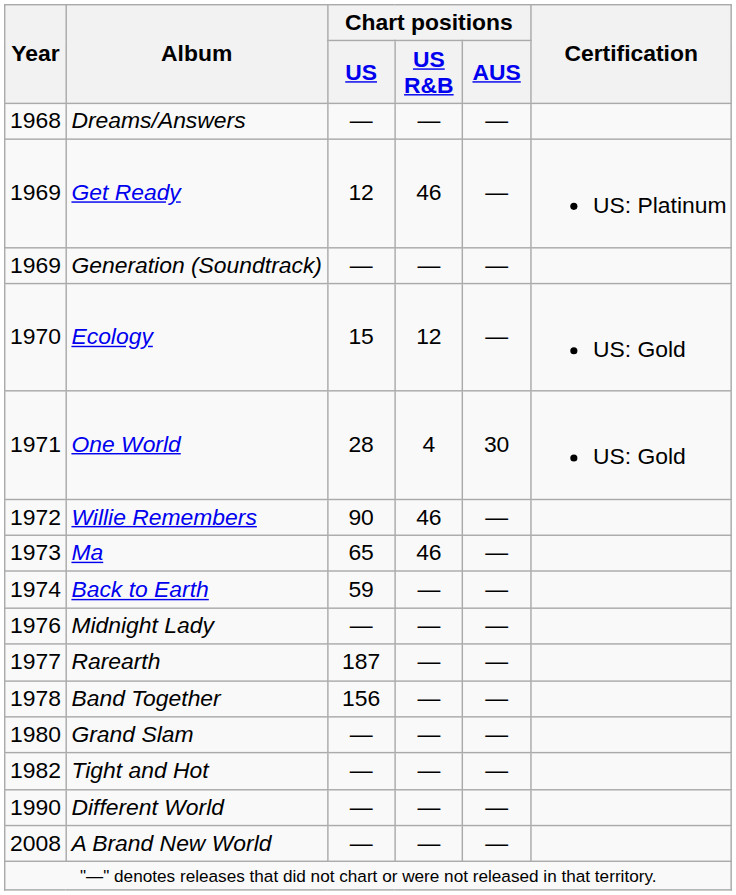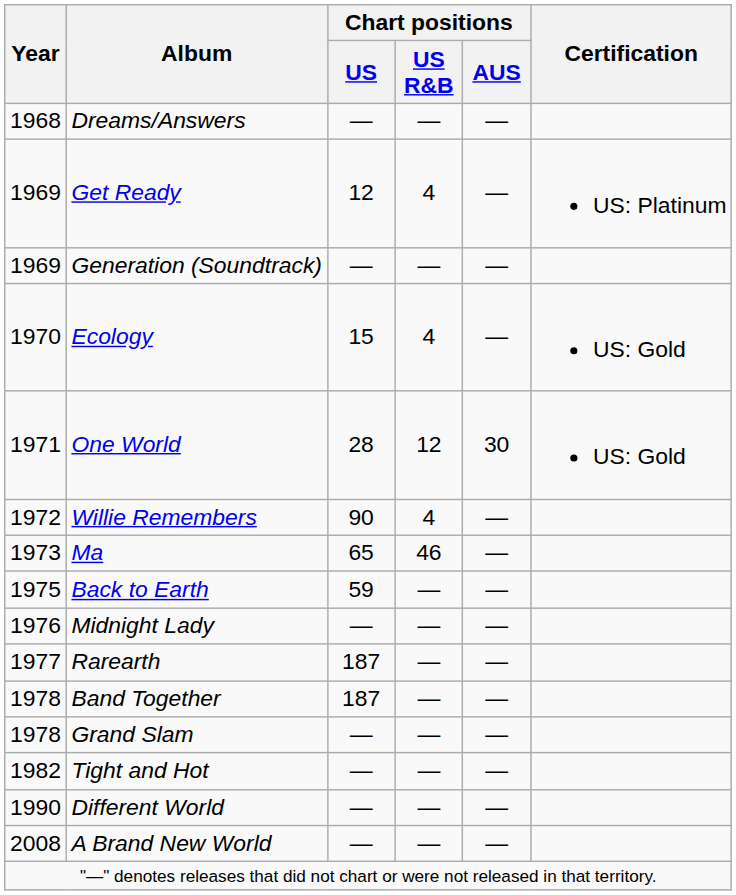(429, 192) 46 -> (429, 192) 4
(429, 337) 12 -> (429, 337) 4
(429, 444) 4 -> (429, 444) 12
(429, 516) 46 -> (429, 516) 4
(35, 589) 1974 -> (35, 589) 1975
(361, 698) 156 -> (361, 698) 187
(35, 734) 1980 -> (35, 734) 1978
